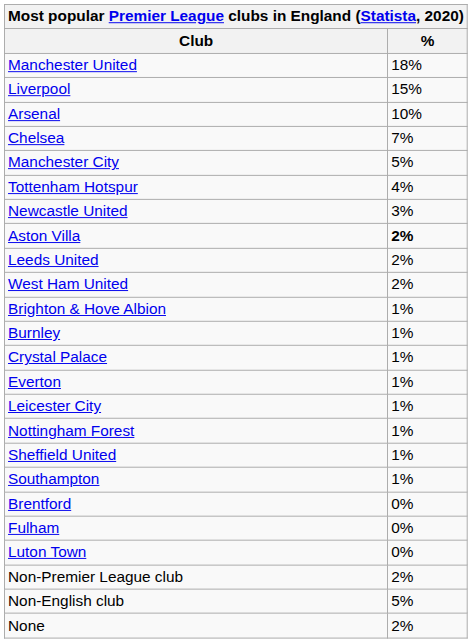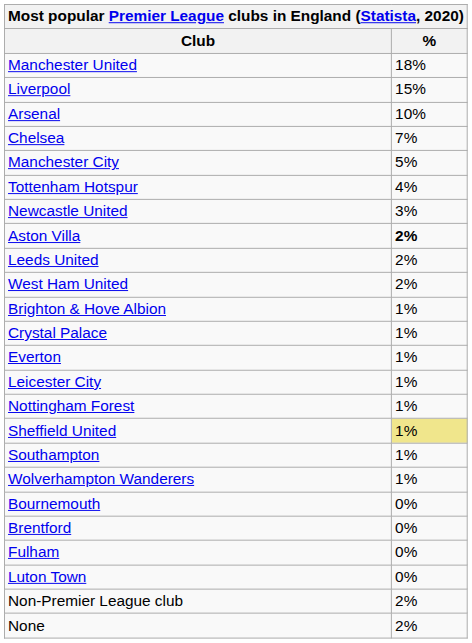- row: (34, 333)
(402, 455) no background -> (406, 430) khaki background
+ row: (101, 479)
+ row: (54, 503)
- row: (66, 601)
